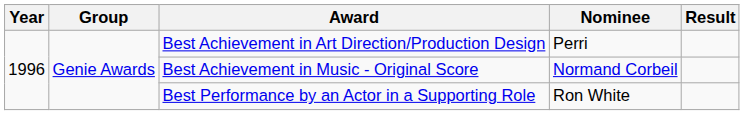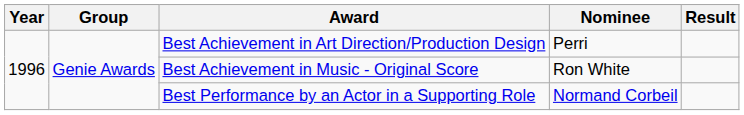(615, 69) Normand Corbeil -> (591, 69) Ron White
(591, 95) Ron White -> (615, 95) Normand Corbeil
